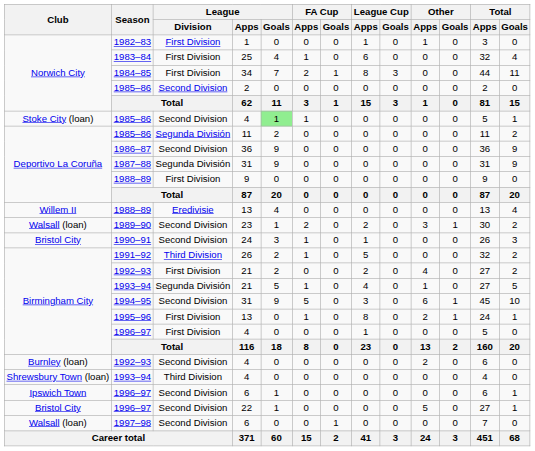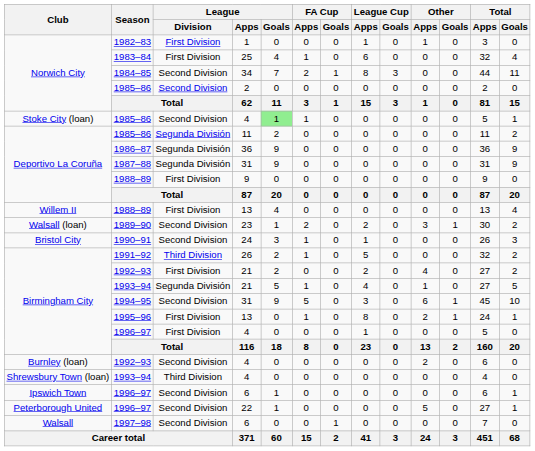(193, 73) First Division -> (193, 73) Second Division
(193, 149) Second Division -> (193, 149) Segunda División
(193, 210) Eredivisie -> (193, 210) First Division
(58, 407) Bristol City -> (58, 407) Peterborough United
(58, 423) Walsall (loan) -> (58, 423) Walsall
